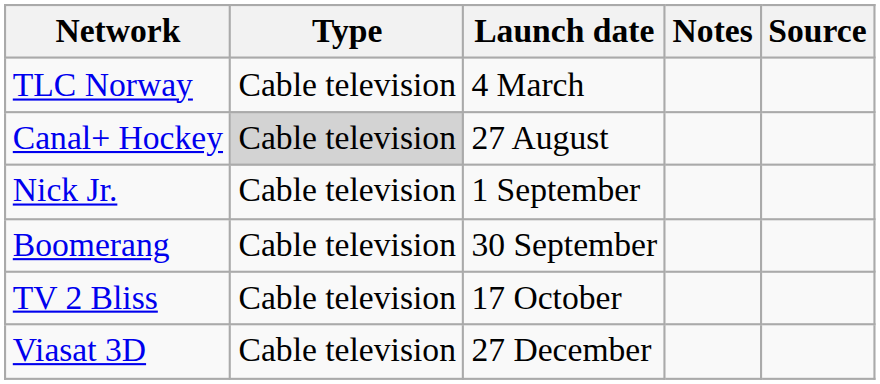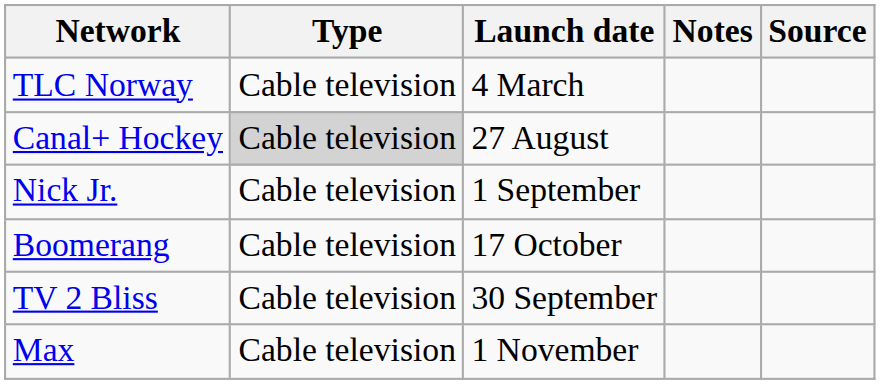(564, 244) 30 September -> (547, 244) 17 October
(547, 297) 17 October -> (564, 297) 30 September
+ row: (44, 350)
- row: (79, 350)
